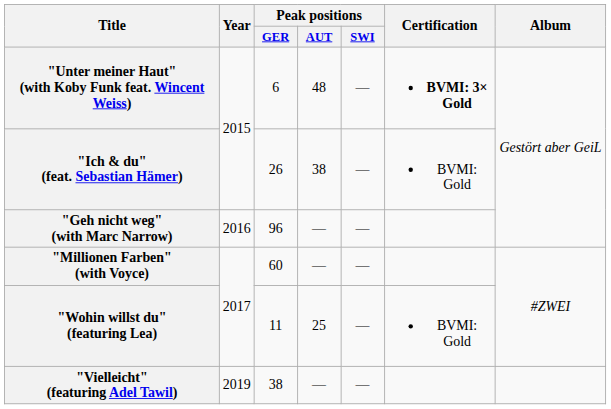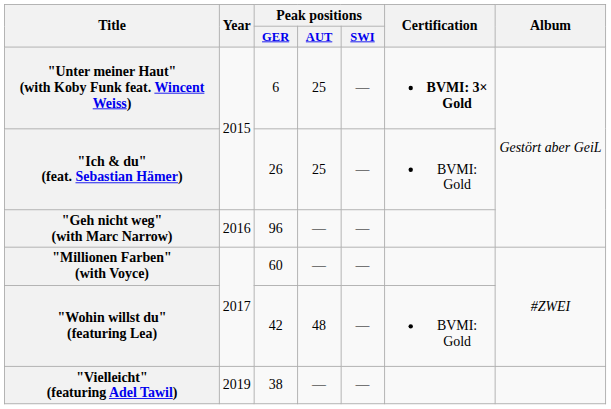(319, 87) 48 -> (319, 87) 25
(319, 169) 38 -> (319, 169) 25
(276, 325) 11 -> (276, 325) 42
(319, 325) 25 -> (319, 325) 48
